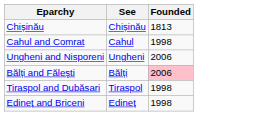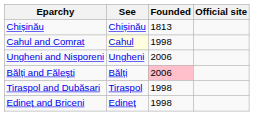+ column: (221, 12)
(121, 42) no background -> (121, 42) lightyellow background
